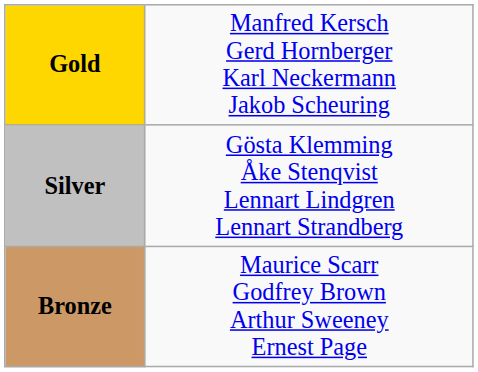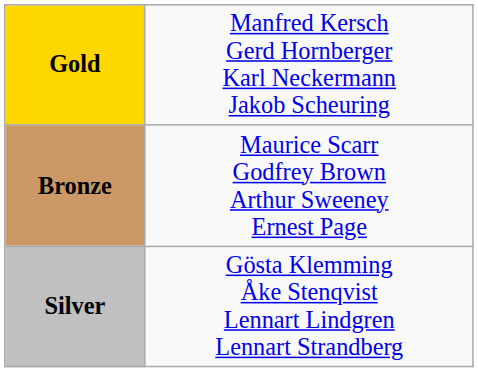rows swapped: (75, 185) <-> (75, 306)
